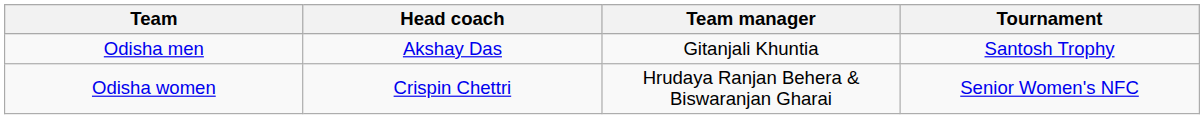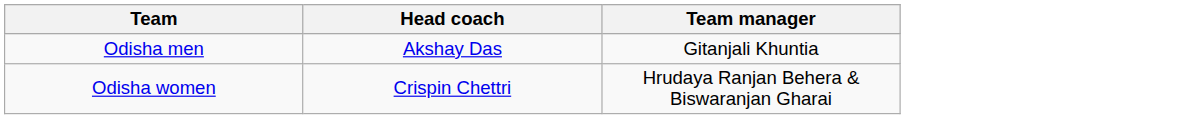- column: (1050, 19)
